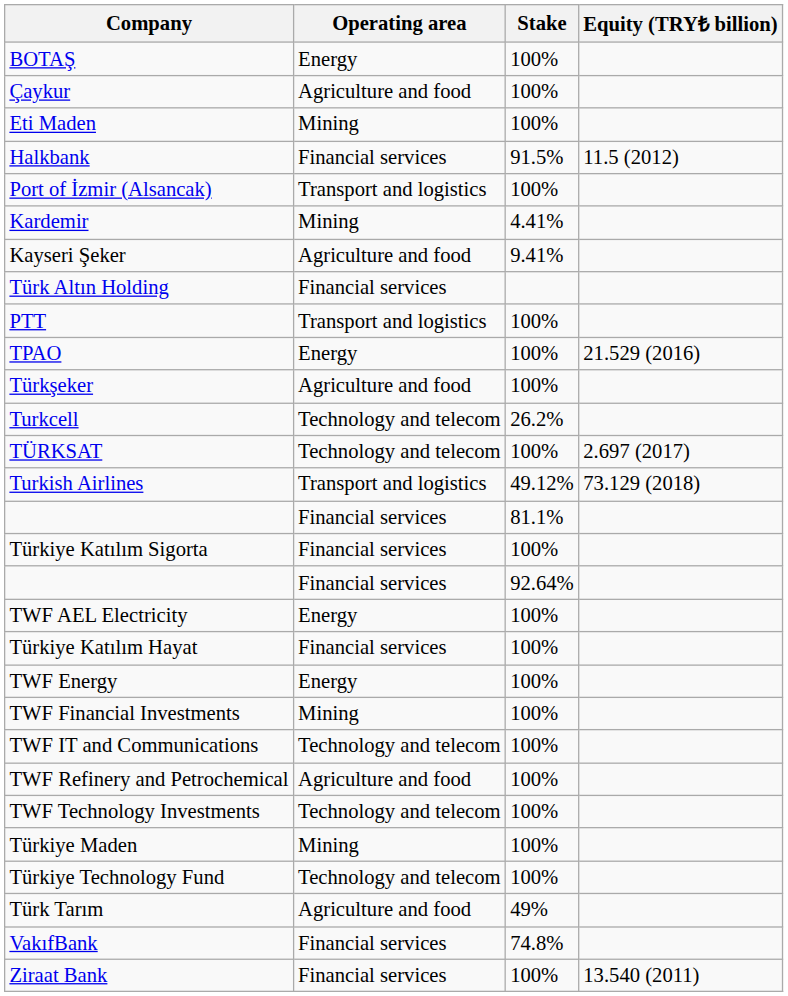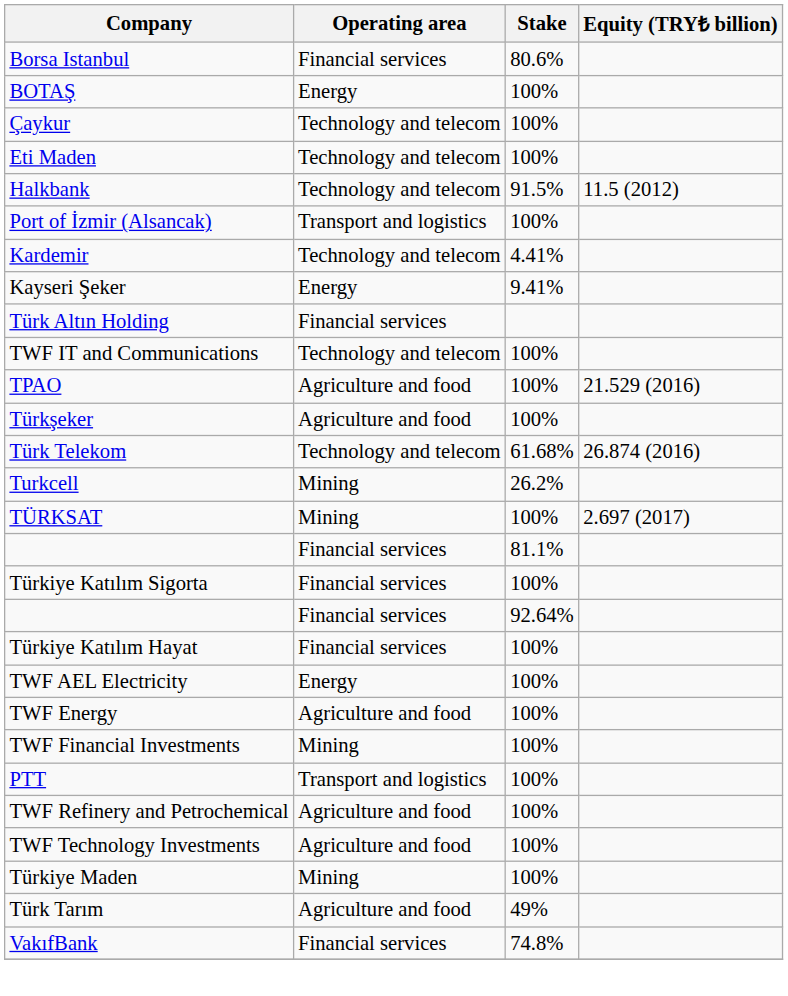+ row: (69, 58)
(385, 91) Agriculture and food -> (399, 124) Technology and telecom
(328, 124) Mining -> (399, 156) Technology and telecom
(372, 156) Financial services -> (399, 189) Technology and telecom
(328, 222) Mining -> (399, 255) Technology and telecom
(385, 255) Agriculture and food -> (328, 287) Energy
rows swapped: (28, 320) <-> (134, 746)
(328, 353) Energy -> (385, 386) Agriculture and food
+ row: (68, 451)
(399, 418) Technology and telecom -> (328, 484) Mining
(399, 451) Technology and telecom -> (328, 517) Mining
- row: (76, 484)
rows swapped: (103, 647) <-> (98, 615)
(328, 680) Energy -> (385, 713) Agriculture and food
(399, 811) Technology and telecom -> (385, 844) Agriculture and food
- row: (117, 877)
- row: (58, 975)
